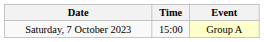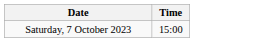- column: (224, 12)
